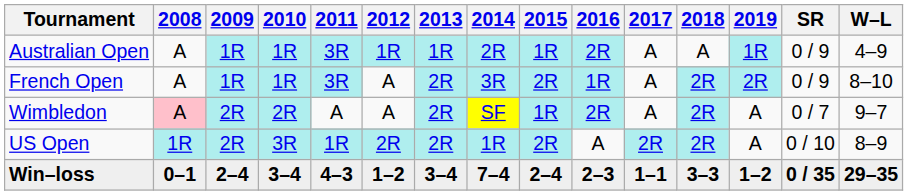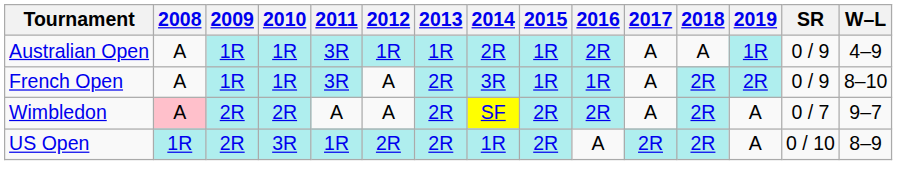(546, 81) 2R -> (546, 81) 1R
(546, 112) 1R -> (546, 112) 2R
- row: (52, 174)
